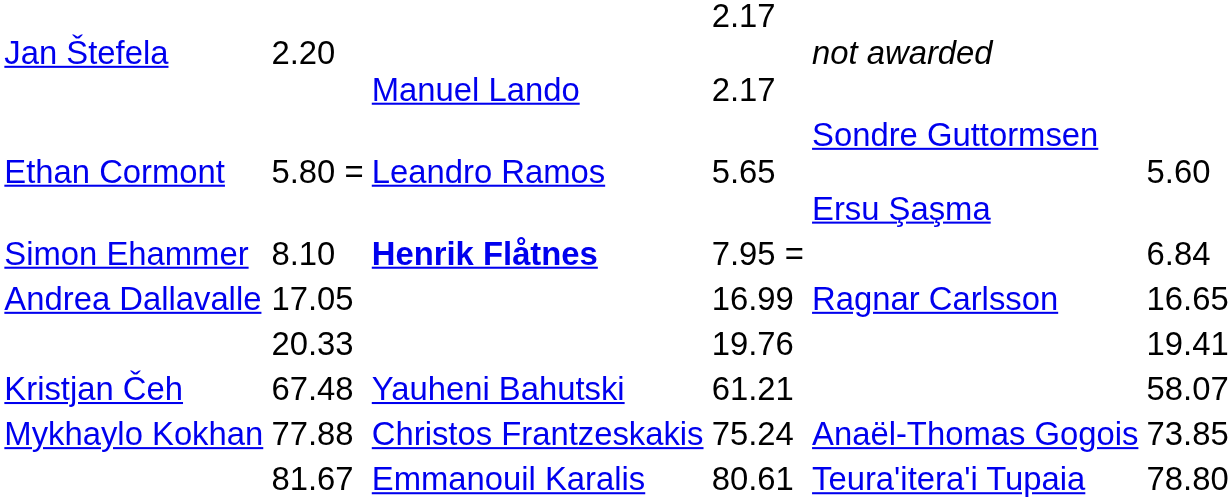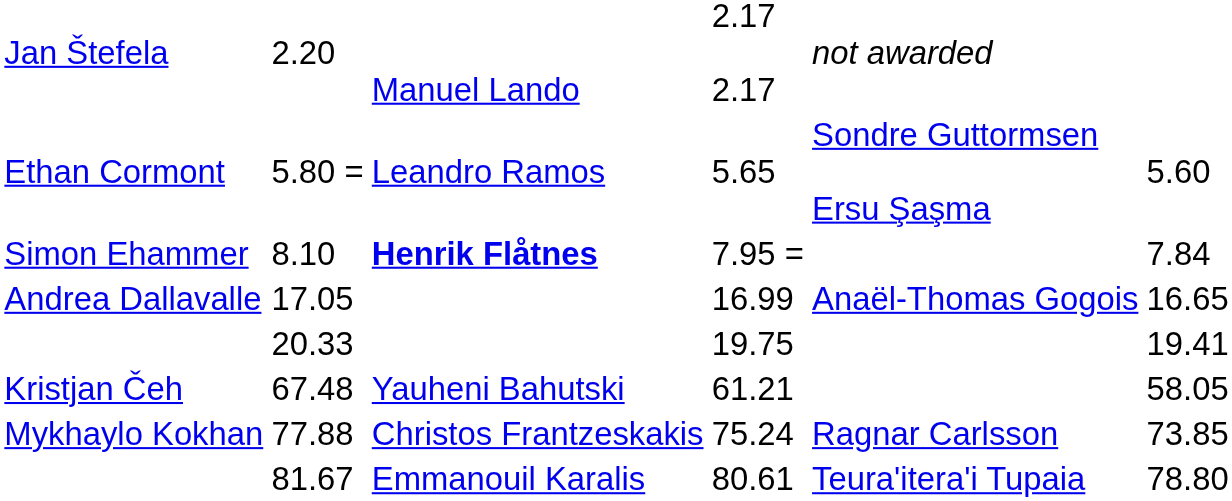(1179, 253) 6.84 -> (1179, 253) 7.84
(935, 298) Ragnar Carlsson -> (975, 298) Anaël-Thomas Gogois
(753, 344) 19.76 -> (753, 344) 19.75
(1188, 389) 58.07 -> (1188, 389) 58.05
(975, 434) Anaël-Thomas Gogois -> (935, 434) Ragnar Carlsson
